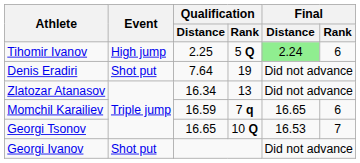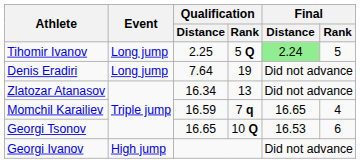(138, 52) High jump -> (140, 52) Long jump
(338, 52) 6 -> (338, 52) 5
(134, 71) Shot put -> (140, 71) Long jump
(338, 110) 6 -> (338, 110) 4
(338, 129) 7 -> (338, 129) 6
(134, 149) Shot put -> (138, 149) High jump
